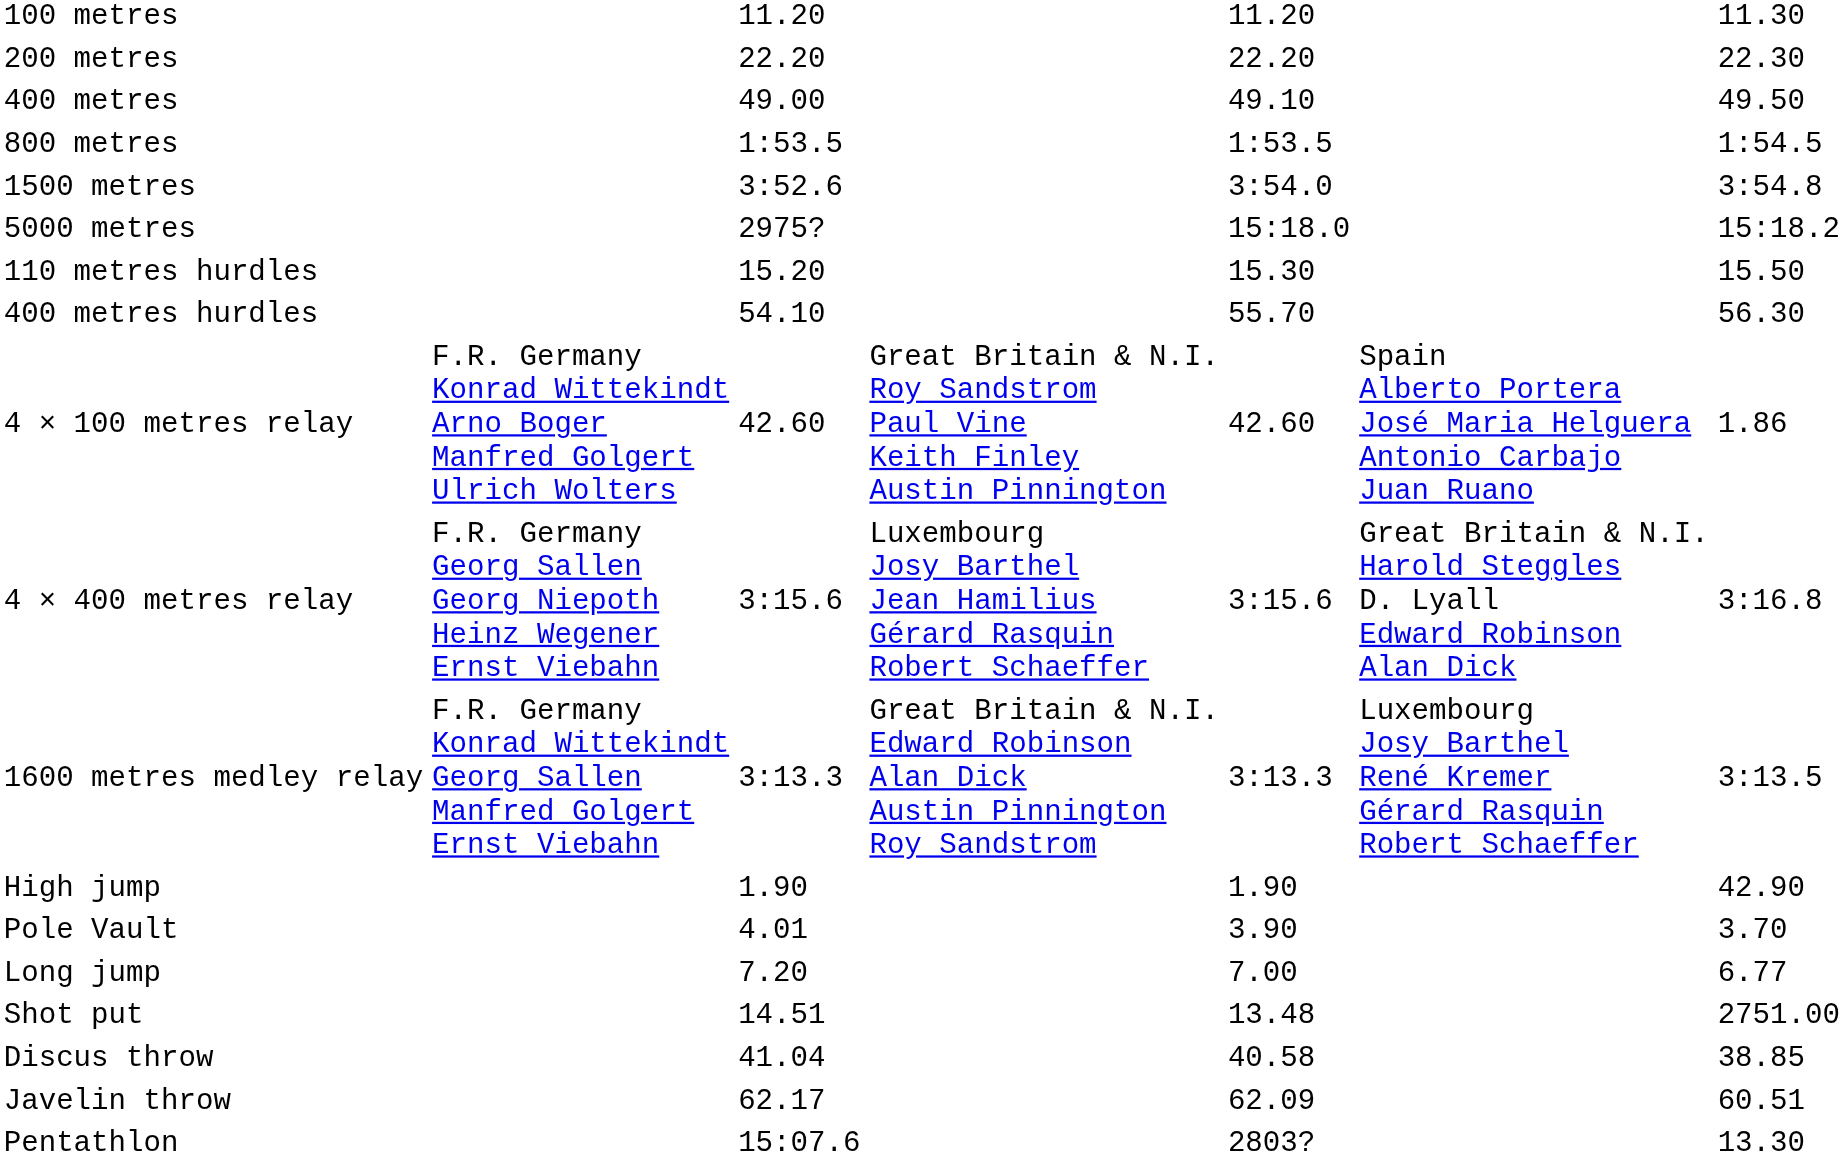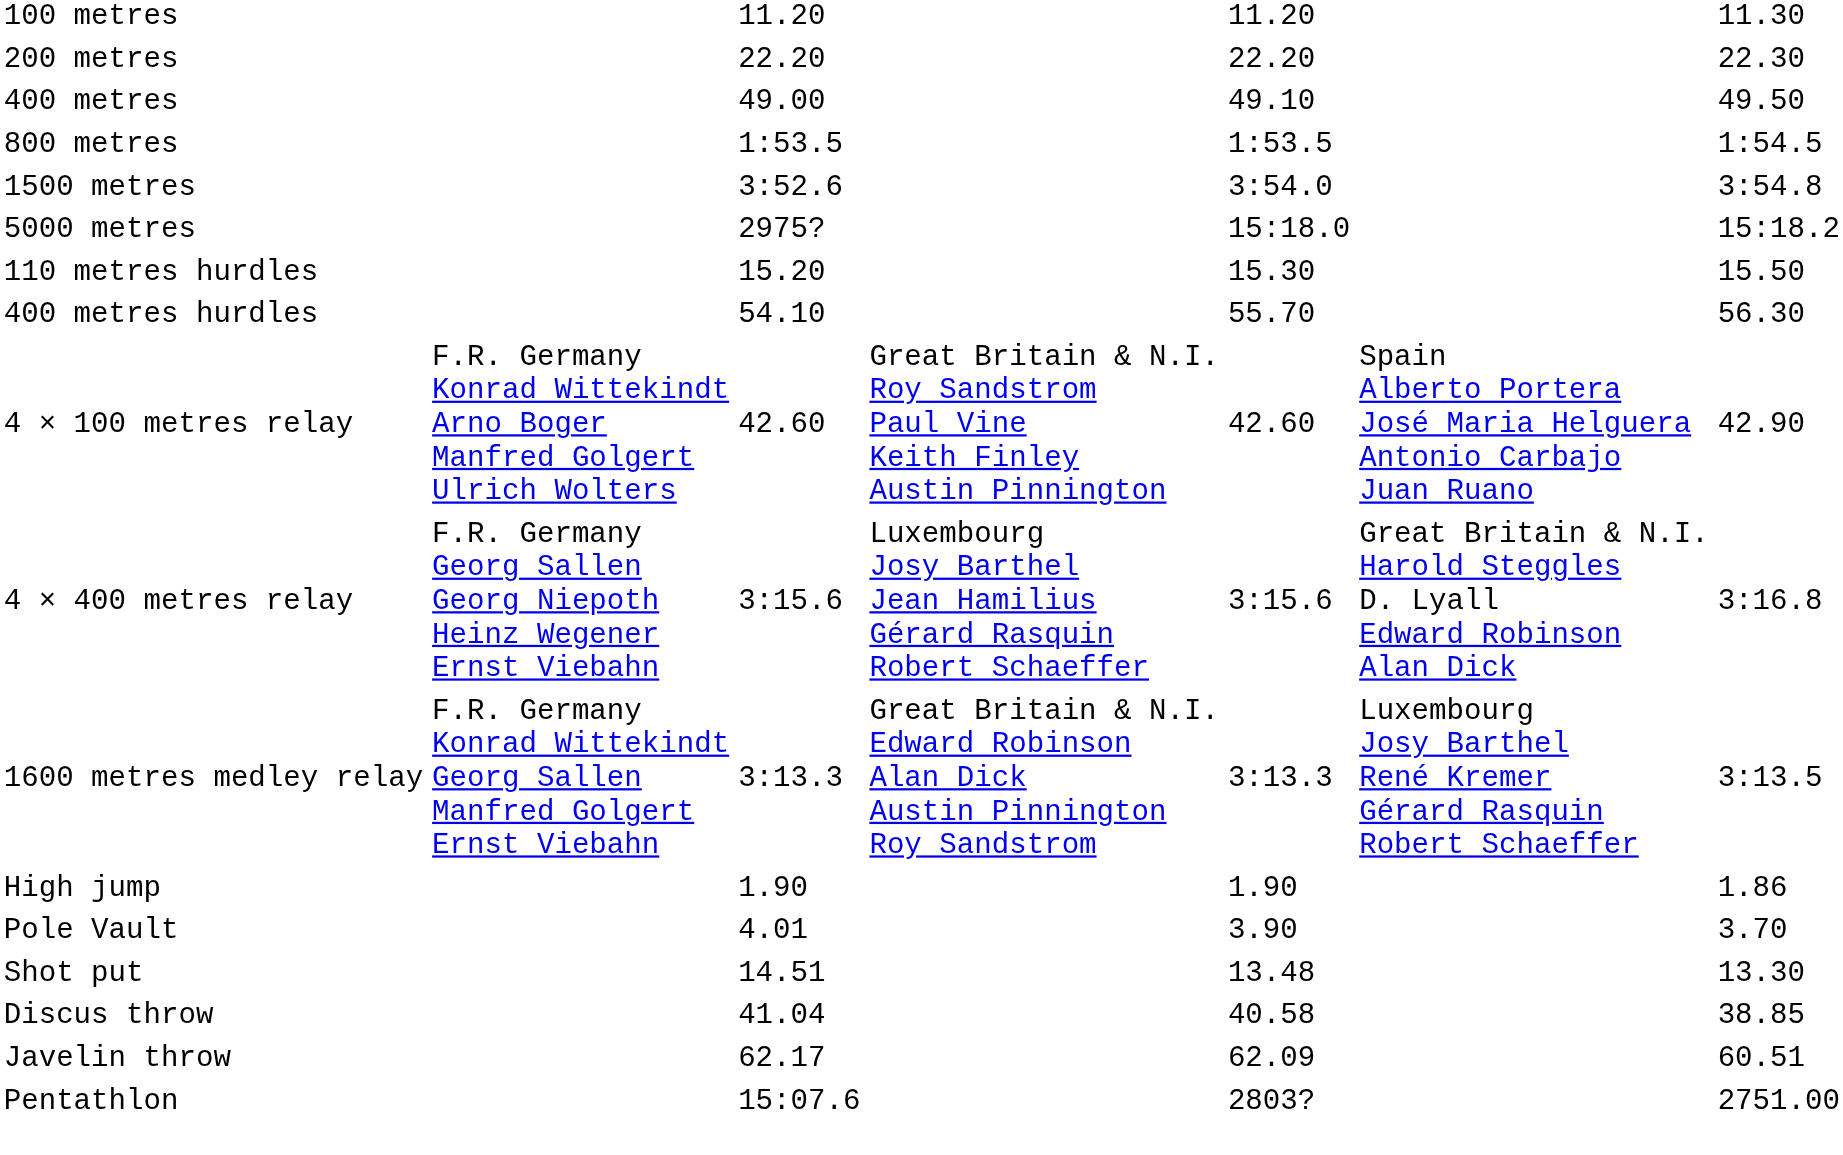(1753, 424) 1.86 -> (1761, 424) 42.90
(1761, 888) 42.90 -> (1753, 888) 1.86
- row: (82, 973)
(1779, 1016) 2751.00 -> (1761, 973) 13.30
(1761, 1143) 13.30 -> (1779, 1101) 2751.00
